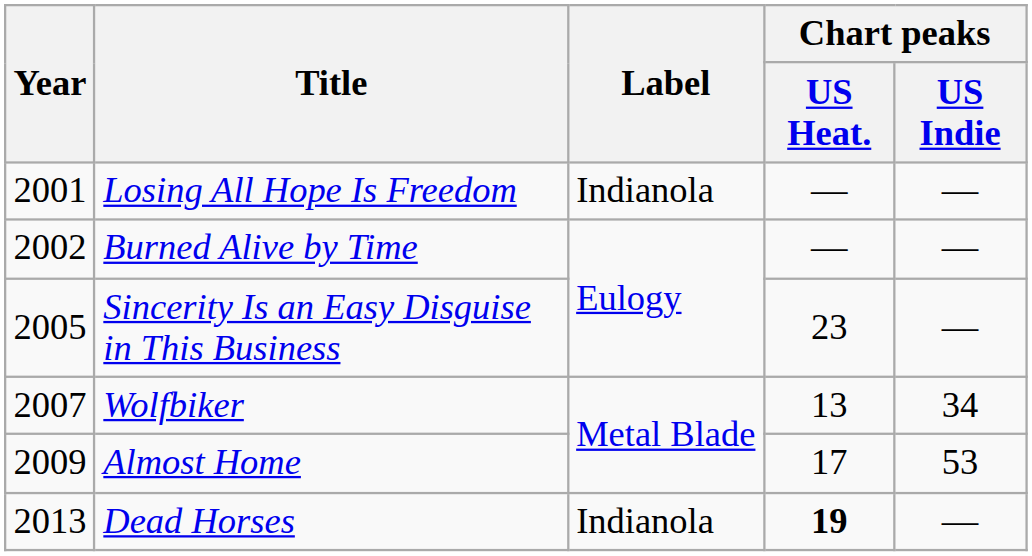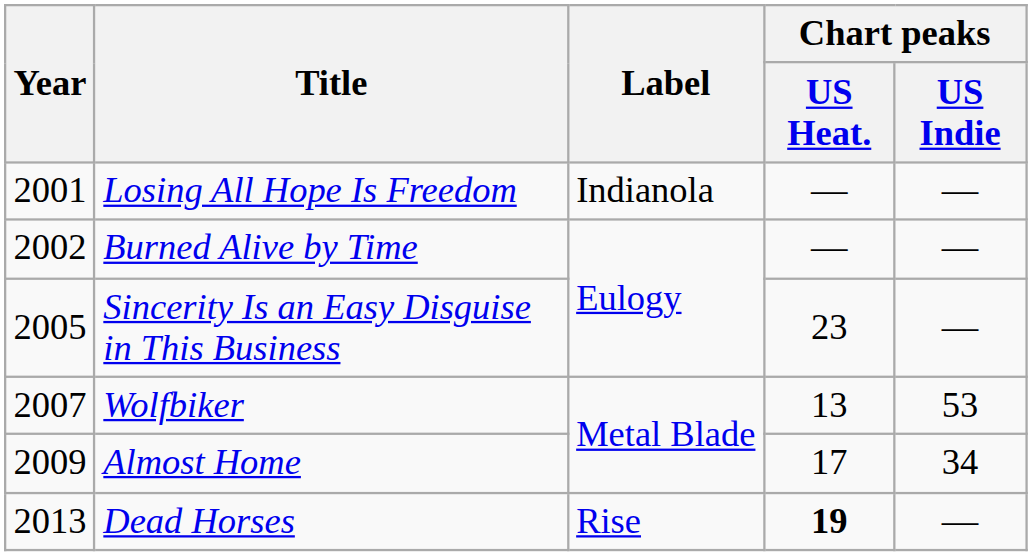(960, 404) 34 -> (960, 404) 53
(960, 462) 53 -> (960, 462) 34
(645, 520) Indianola -> (609, 520) Rise
